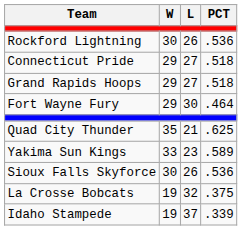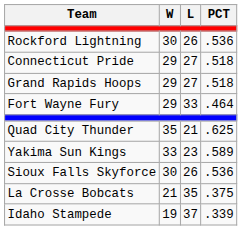(191, 104) 30 -> (191, 104) 33
(170, 193) 19 -> (170, 193) 21
(191, 193) 32 -> (191, 193) 35
